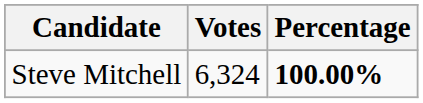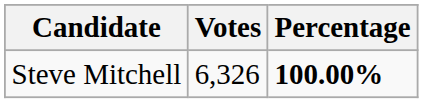(227, 73) 6,324 -> (227, 73) 6,326
